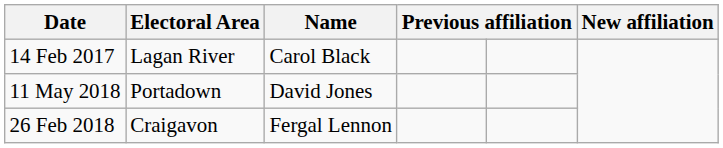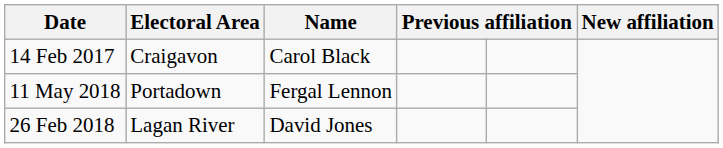(182, 56) Lagan River -> (174, 56) Craigavon
(321, 91) David Jones -> (331, 91) Fergal Lennon
(174, 125) Craigavon -> (182, 125) Lagan River
(331, 125) Fergal Lennon -> (321, 125) David Jones
